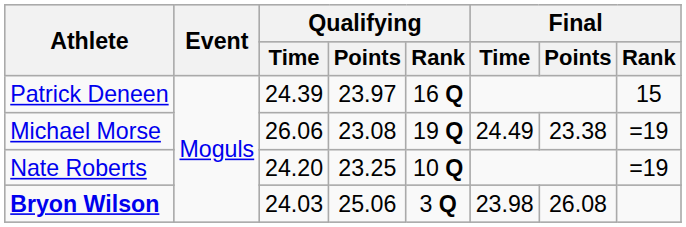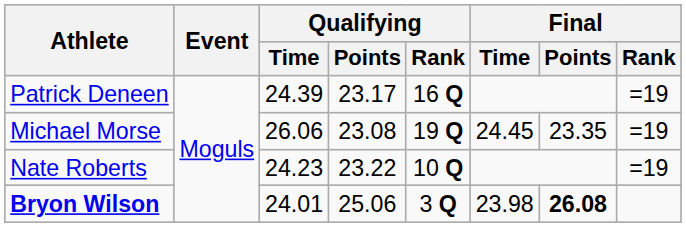(367, 95) 23.97 -> (367, 95) 23.17
(649, 95) 15 -> (649, 95) =19
(505, 131) 24.49 -> (505, 131) 24.45
(578, 131) 23.38 -> (578, 131) 23.35
(294, 168) 24.20 -> (294, 168) 24.23
(367, 168) 23.25 -> (367, 168) 23.22
(294, 205) 24.03 -> (294, 205) 24.01
(578, 205) normal -> (578, 205) bold
